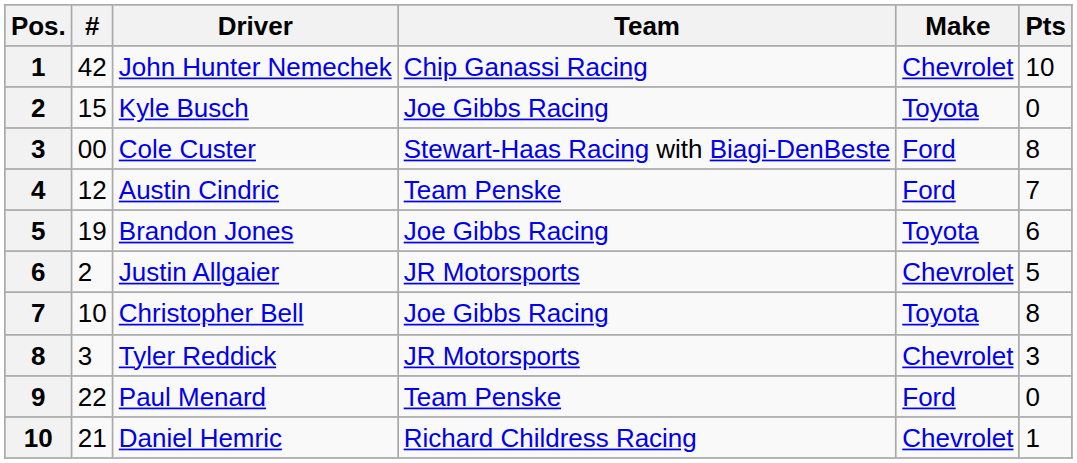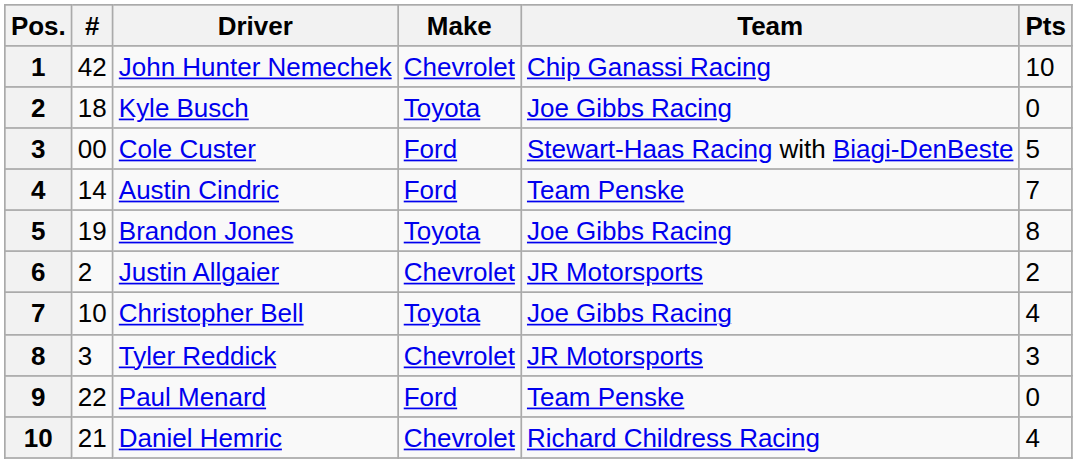columns swapped: (647, 26) <-> (958, 26)
(92, 108) 15 -> (92, 108) 18
(1033, 149) 8 -> (1033, 149) 5
(92, 190) 12 -> (92, 190) 14
(1033, 231) 6 -> (1033, 231) 8
(1033, 272) 5 -> (1033, 272) 2
(1033, 314) 8 -> (1033, 314) 4
(1033, 437) 1 -> (1033, 437) 4
